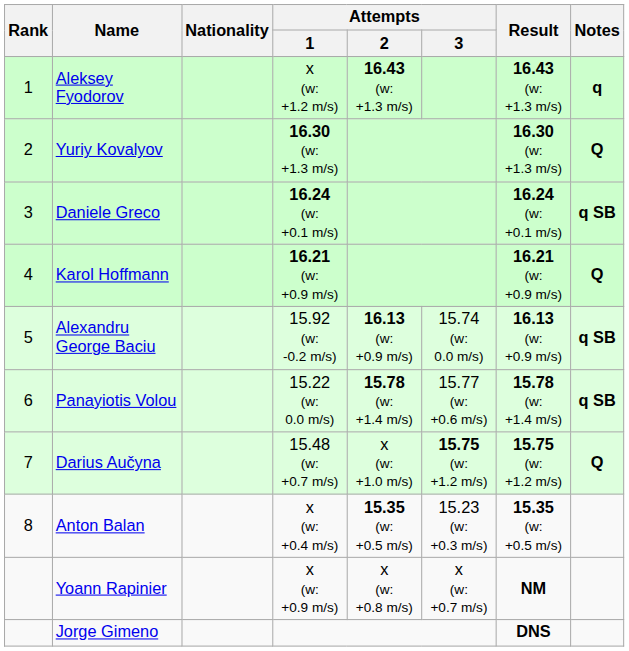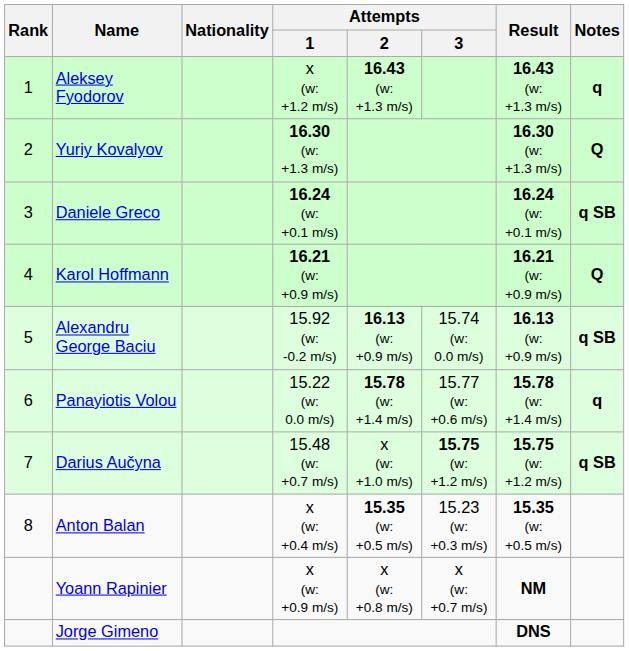(597, 400) q SB -> (597, 400) q
(597, 463) Q -> (597, 463) q SB
